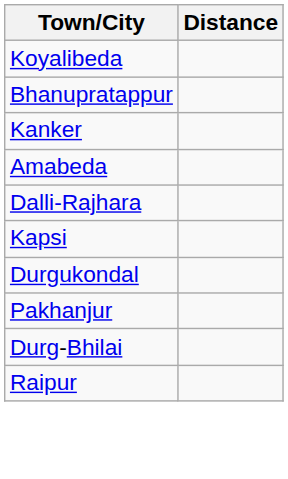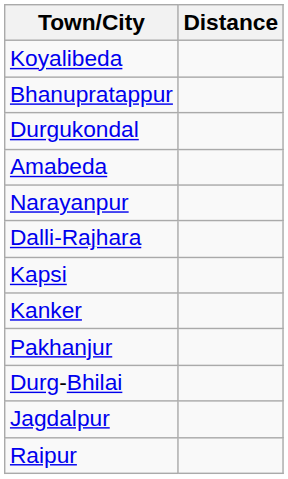rows swapped: (74, 274) <-> (46, 130)
+ row: (69, 202)
+ row: (60, 418)
